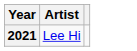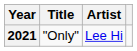+ column: (61, 14)
